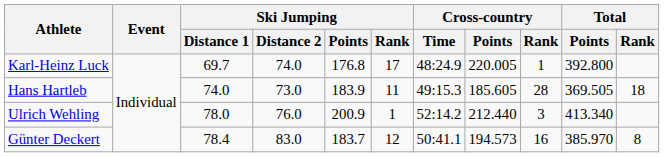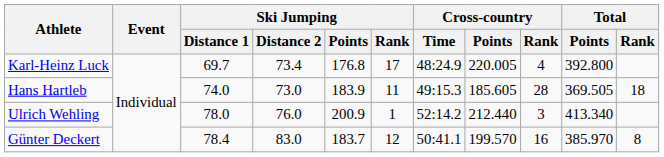(289, 66) 74.0 -> (289, 66) 73.4
(541, 66) 1 -> (541, 66) 4
(492, 139) 194.573 -> (492, 139) 199.570
